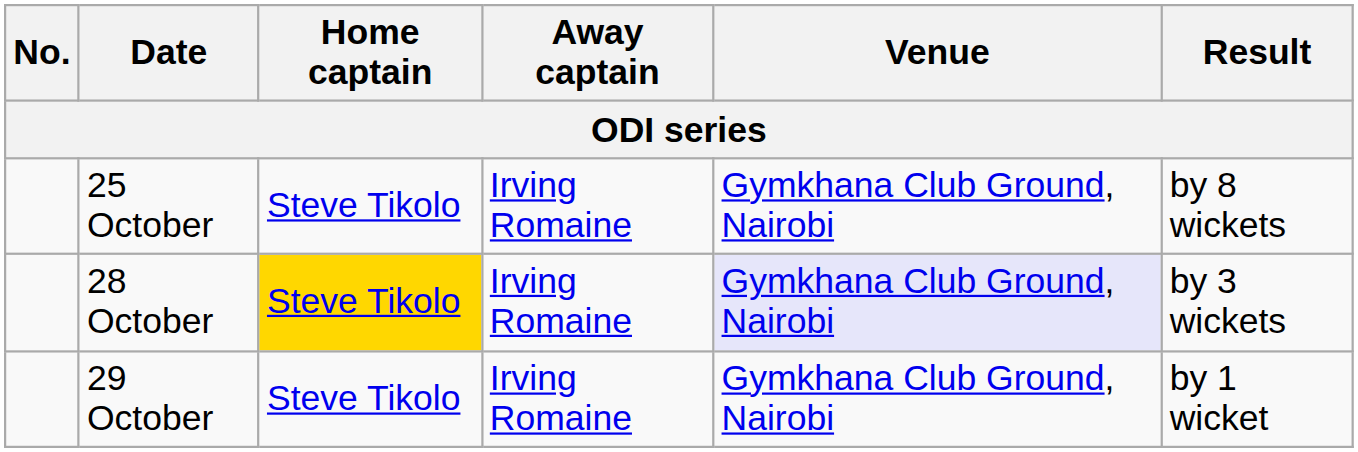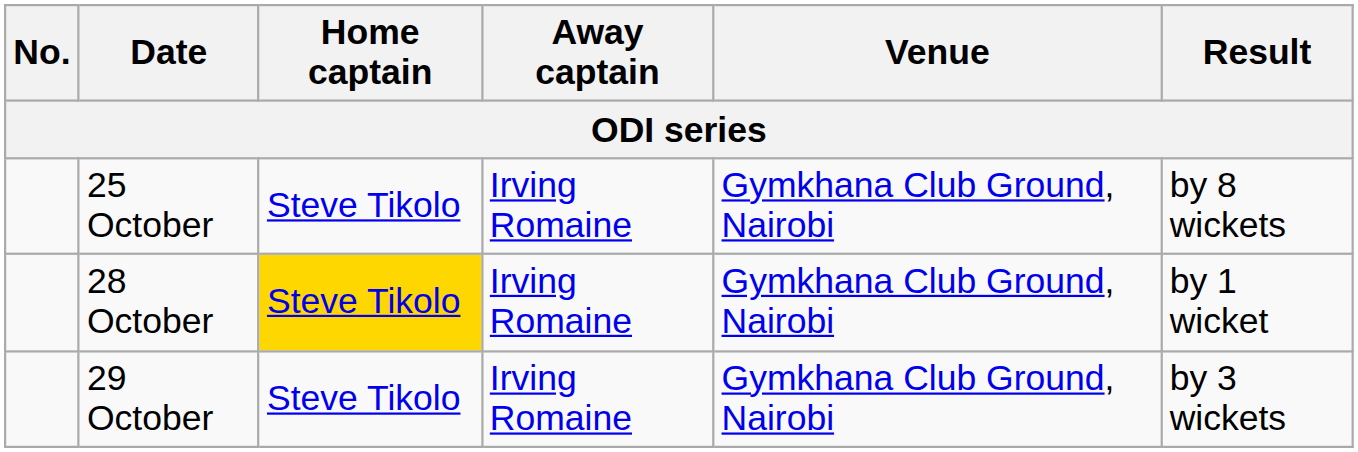(918, 301) lavender background -> (918, 301) no background
(1228, 301) by 3 wickets -> (1219, 301) by 1 wicket
(1219, 397) by 1 wicket -> (1228, 397) by 3 wickets
